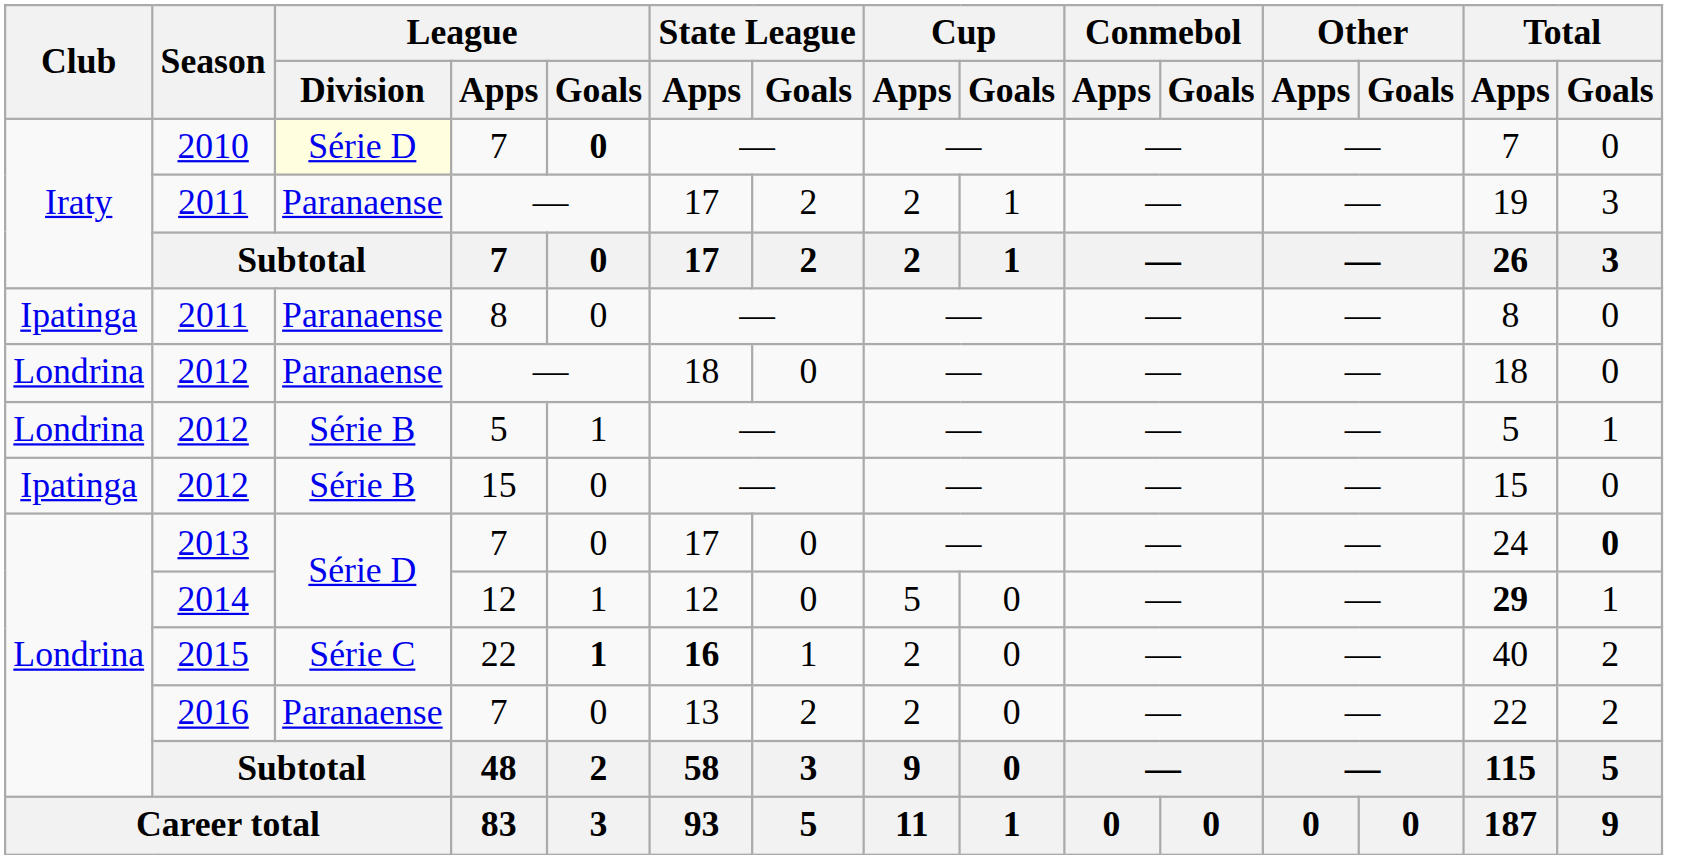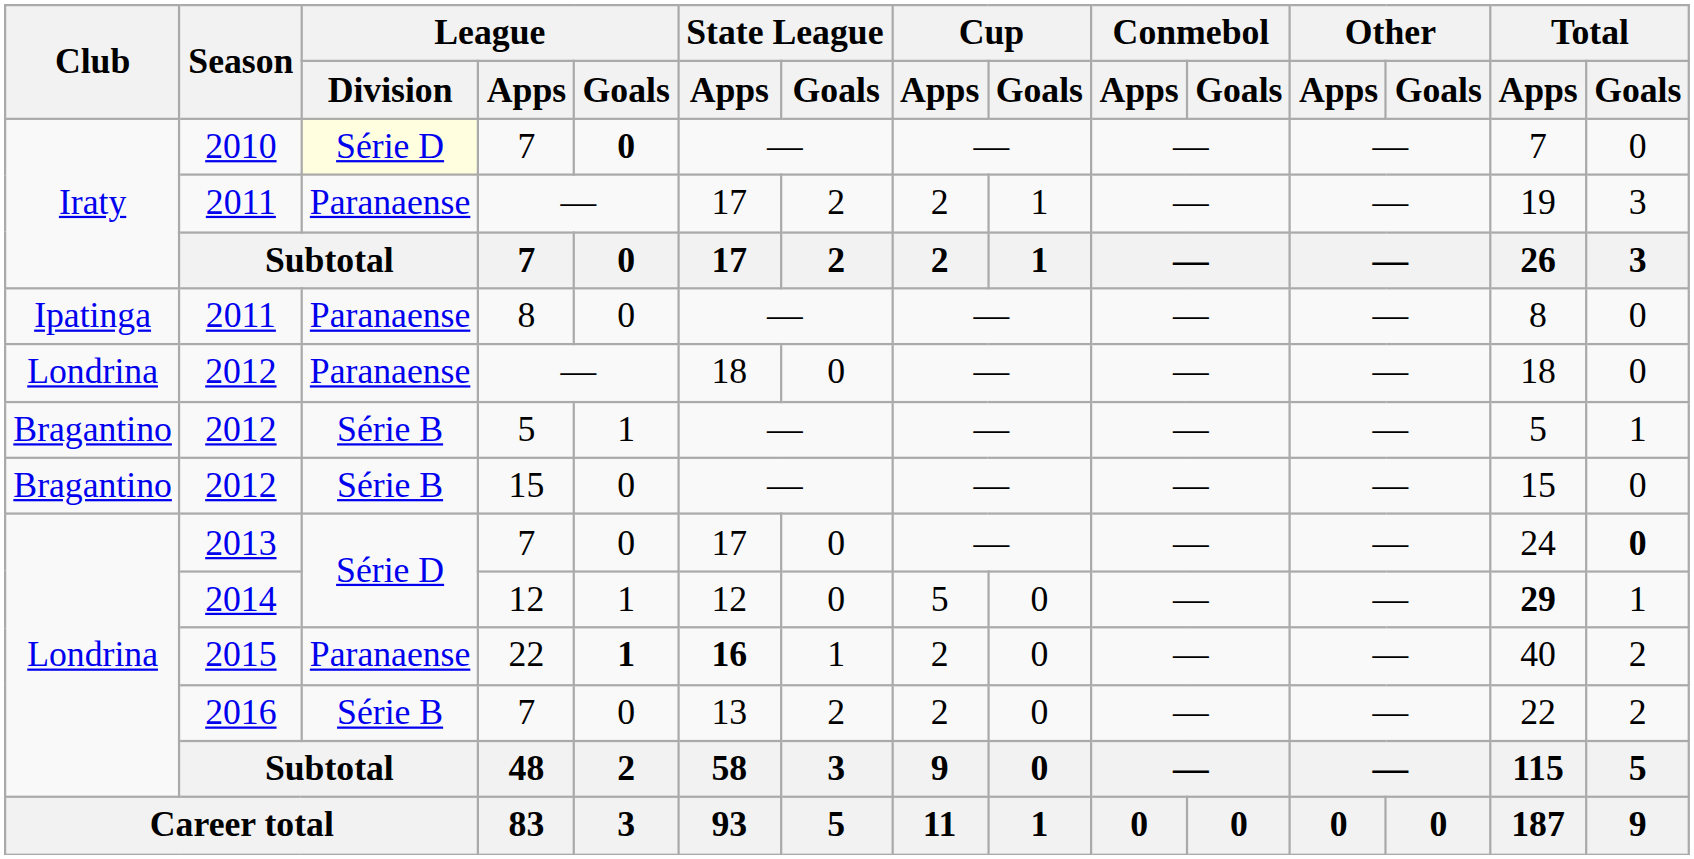(79, 428) Londrina -> (93, 428) Bragantino
(79, 485) Ipatinga -> (93, 485) Bragantino
(362, 655) Série C -> (390, 655) Paranaense
(362, 711) Paranaense -> (390, 711) Série B
